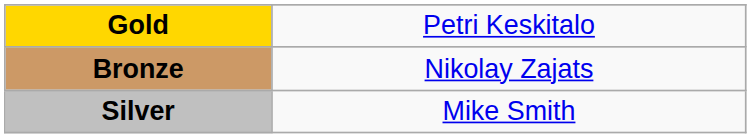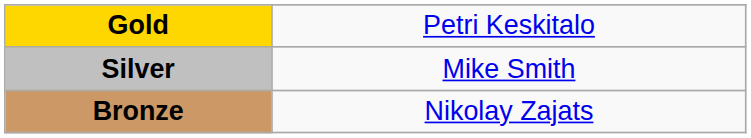rows swapped: (138, 111) <-> (138, 68)
